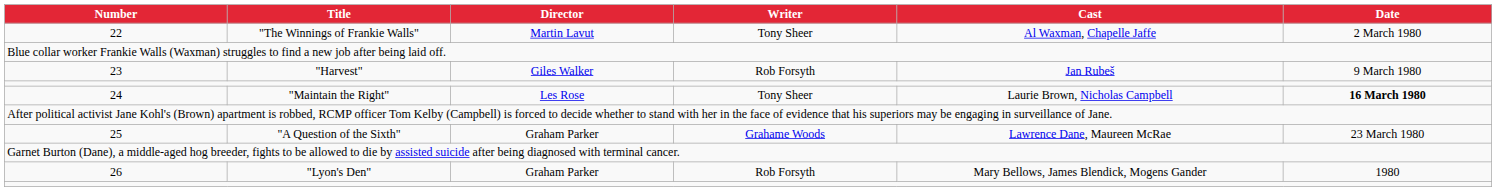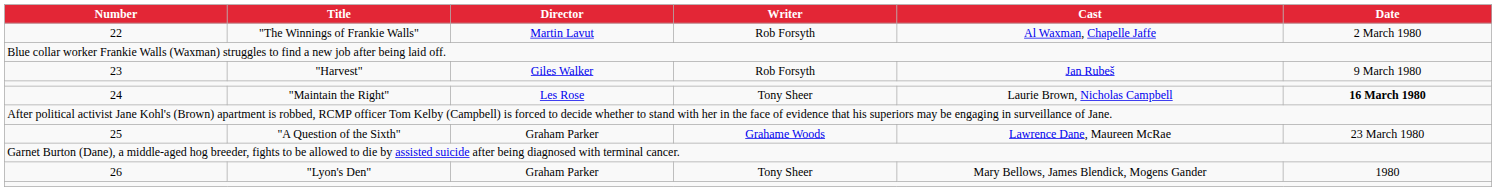(785, 33) Tony Sheer -> (785, 33) Rob Forsyth
(785, 171) Rob Forsyth -> (785, 171) Tony Sheer
